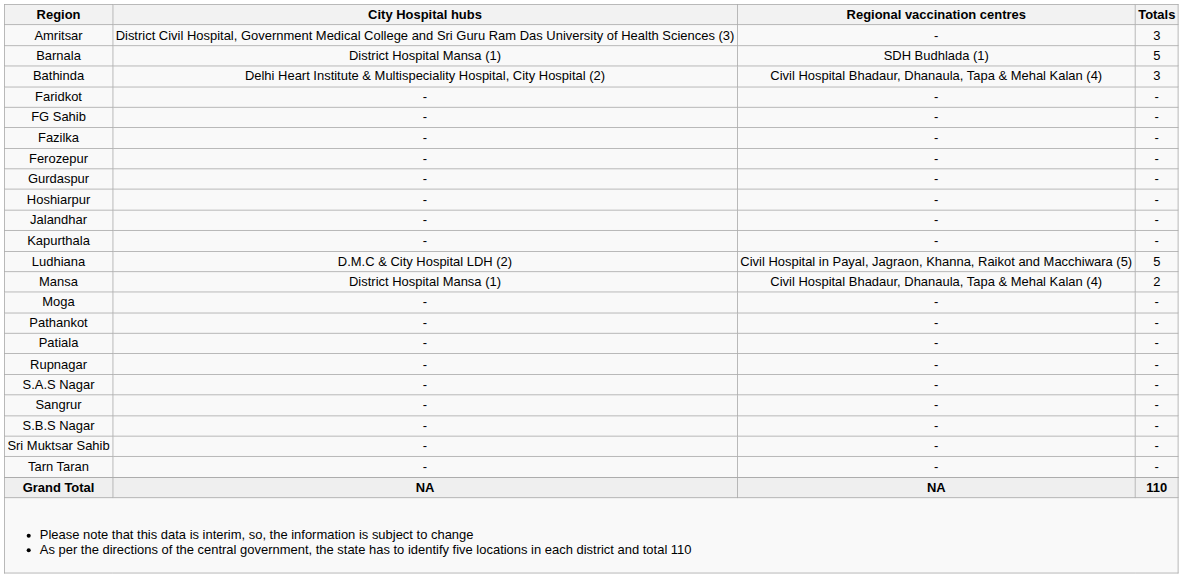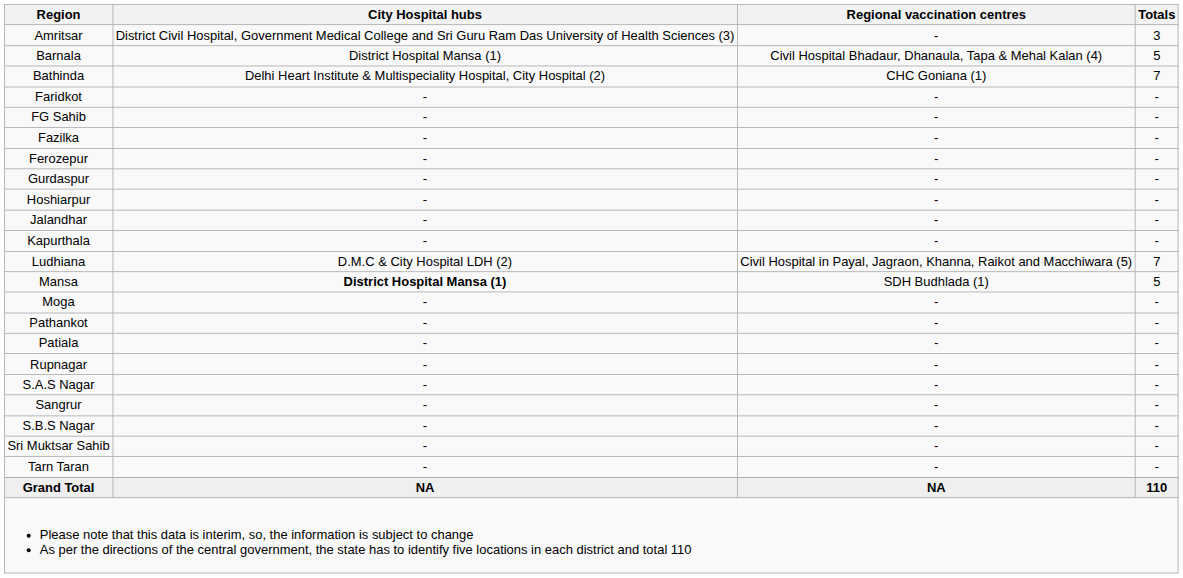(936, 55) SDH Budhlada (1) -> (936, 55) Civil Hospital Bhadaur, Dhanaula, Tapa & Mehal Kalan (4)
(936, 76) Civil Hospital Bhadaur, Dhanaula, Tapa & Mehal Kalan (4) -> (936, 76) CHC Goniana (1)
(1157, 76) 3 -> (1157, 76) 7
(1157, 261) 5 -> (1157, 261) 7
(425, 281) normal -> (425, 281) bold
(936, 281) Civil Hospital Bhadaur, Dhanaula, Tapa & Mehal Kalan (4) -> (936, 281) SDH Budhlada (1)
(1157, 281) 2 -> (1157, 281) 5
